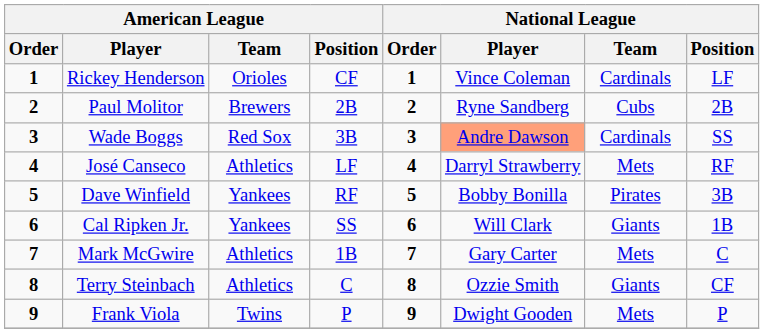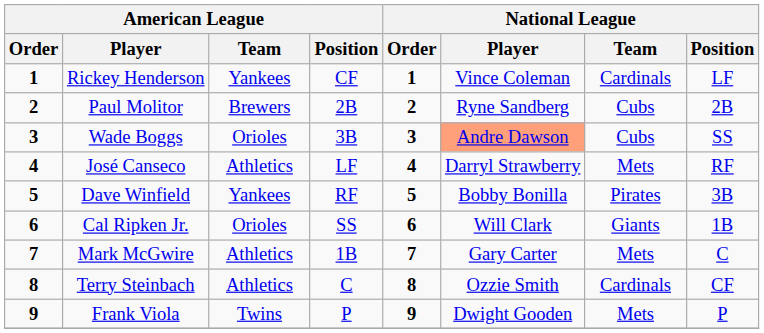(259, 78) Orioles -> (259, 78) Yankees
(259, 136) Red Sox -> (259, 136) Orioles
(635, 136) Cardinals -> (635, 136) Cubs
(259, 225) Yankees -> (259, 225) Orioles
(635, 284) Giants -> (635, 284) Cardinals
